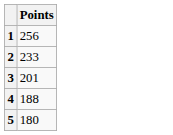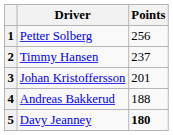+ column: (73, 15)
(29, 57) 233 -> (141, 57) 237
(29, 120) normal -> (141, 120) bold
